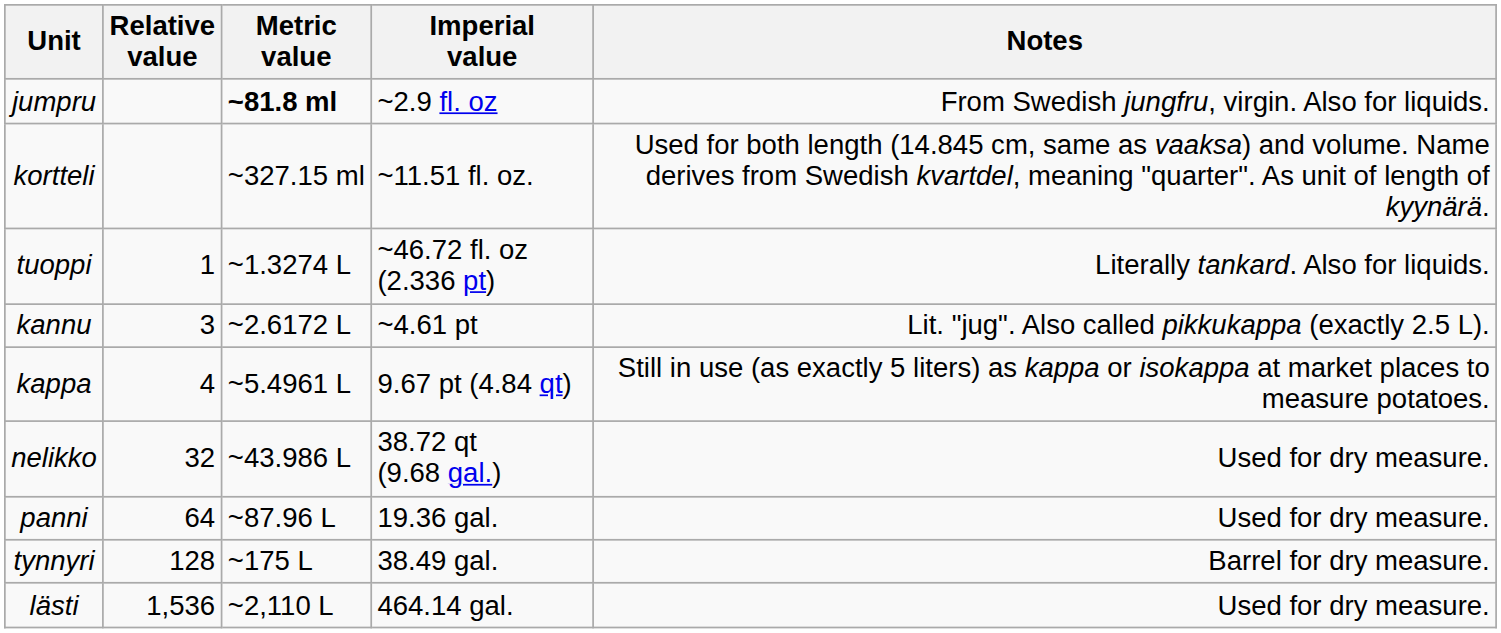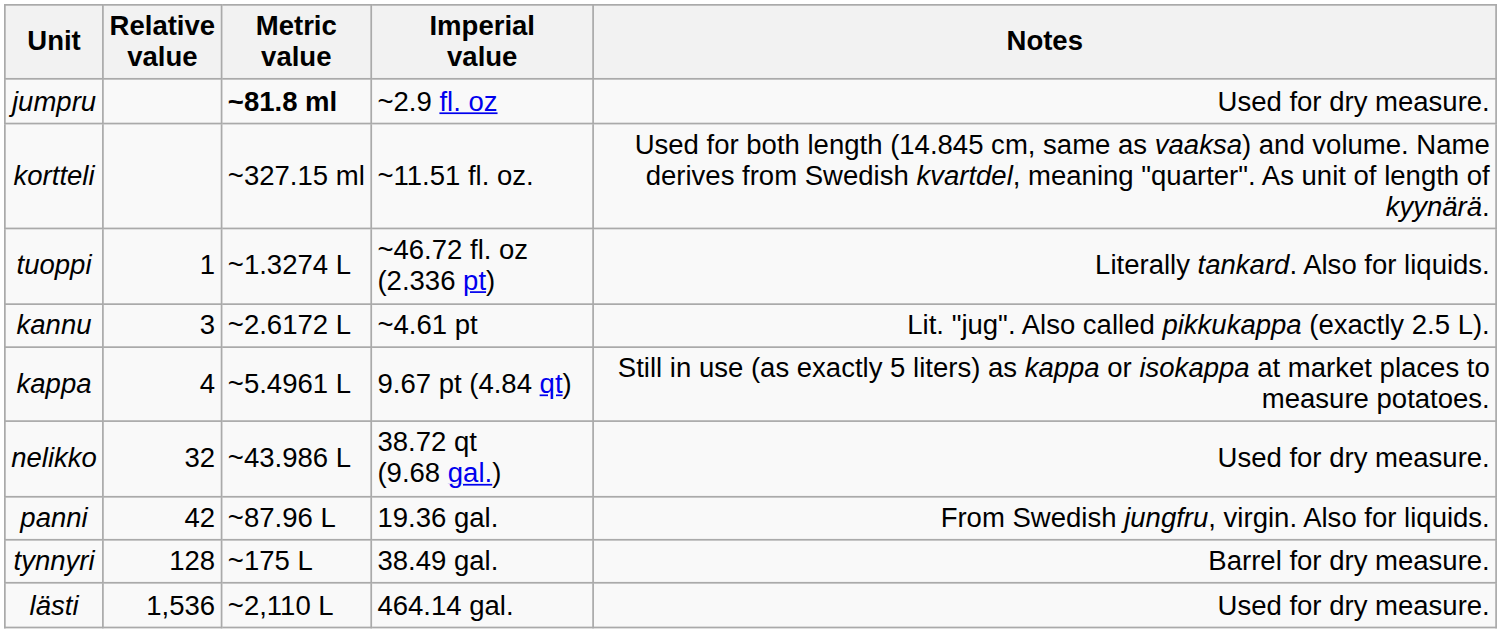(1215, 100) From Swedish jungfru, virgin. Also for liquids. -> (1354, 100) Used for dry measure.
(200, 517) 64 -> (200, 517) 42
(1354, 517) Used for dry measure. -> (1215, 517) From Swedish jungfru, virgin. Also for liquids.
